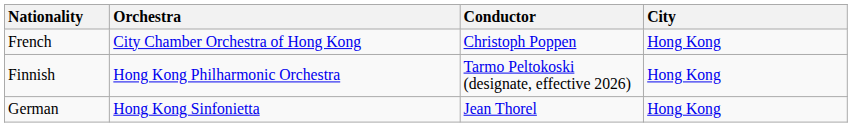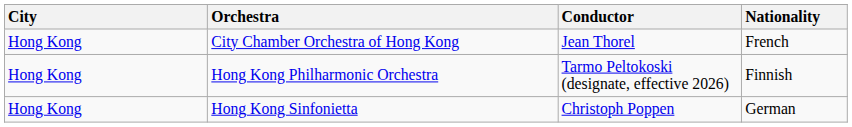columns swapped: (662, 16) <-> (46, 16)
(520, 41) Christoph Poppen -> (598, 41) Jean Thorel
(500, 109) Jean Thorel -> (618, 109) Christoph Poppen
